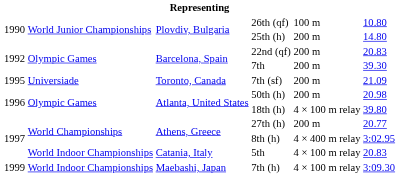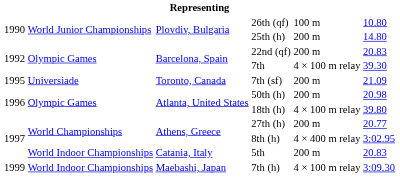(307, 66) 200 m -> (327, 66) 4 × 100 m relay
(327, 153) 4 × 100 m relay -> (307, 153) 200 m
